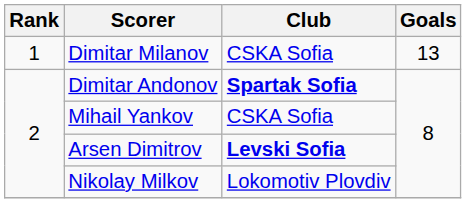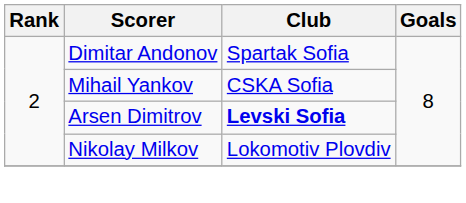- row: (138, 52)
(292, 85) bold -> (288, 52) normal
